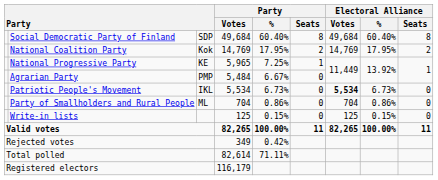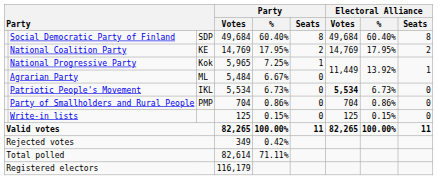(206, 50) Kok -> (203, 50) KE
(203, 63) KE -> (206, 63) Kok
(206, 77) PMP -> (203, 77) ML
(203, 103) ML -> (206, 103) PMP
